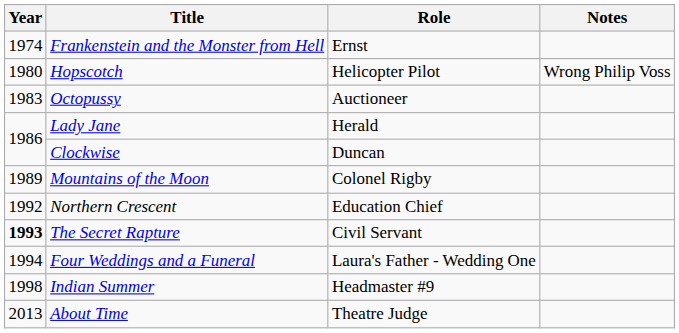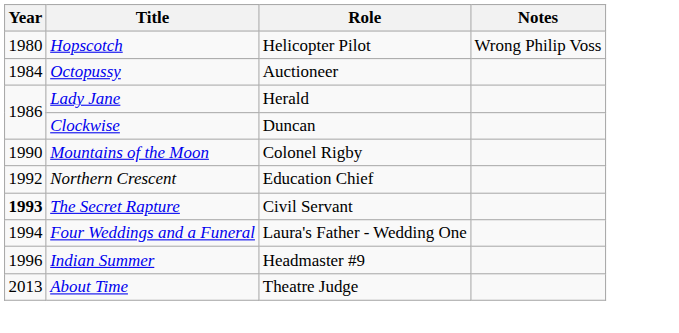- row: (187, 44)
(25, 98) 1983 -> (25, 71) 1984
(25, 179) 1989 -> (25, 152) 1990
(25, 286) 1998 -> (25, 260) 1996
